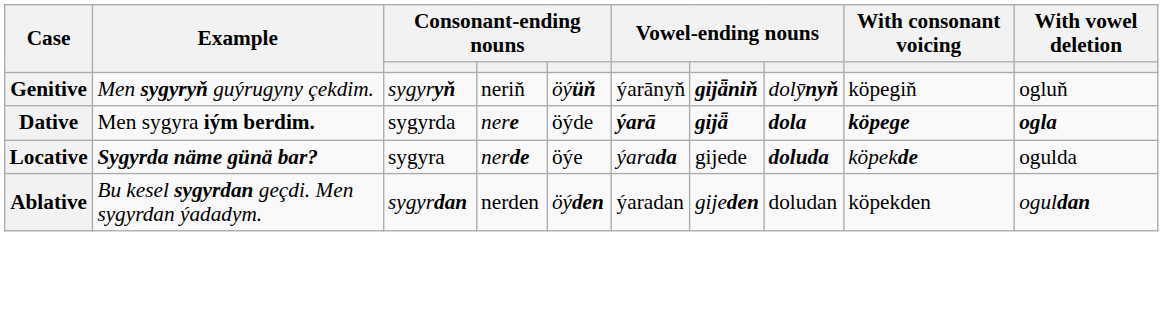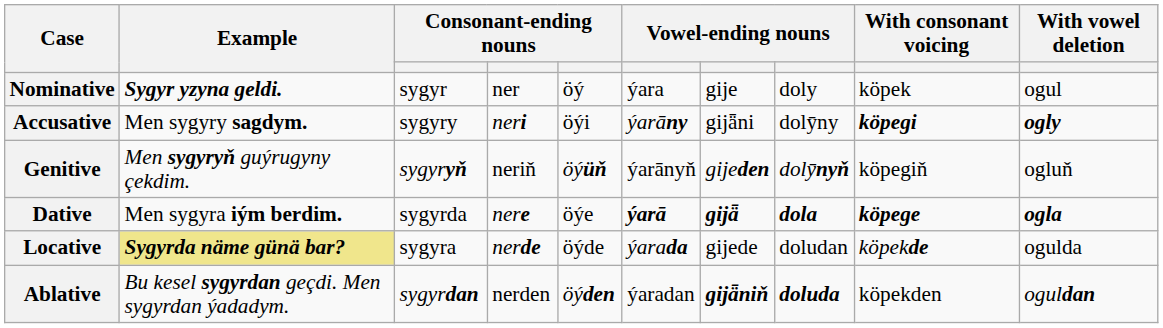+ row: (62, 88)
+ row: (62, 122)
(726, 88) gijǟniň -> (738, 168) gijeden
(573, 122) öýde -> (578, 214) öýe
(208, 156) no background -> (235, 247) khaki background
(567, 156) öýe -> (583, 247) öýde
(799, 156) doluda -> (814, 247) doludan
(727, 202) gijeden -> (737, 293) gijǟniň
(803, 202) doludan -> (809, 293) doluda
